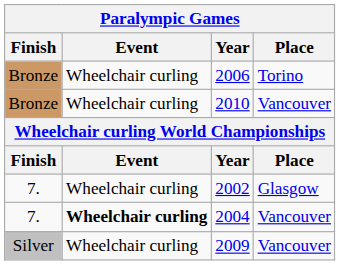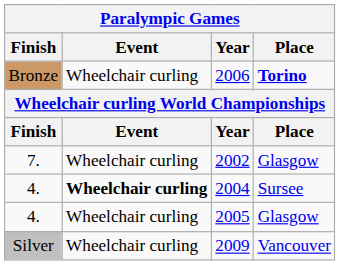(280, 75) normal -> (282, 75) bold
- row: (233, 103)
(33, 217) 7. -> (33, 188) 4.
(294, 217) Vancouver -> (281, 188) Sursee
+ row: (233, 217)
